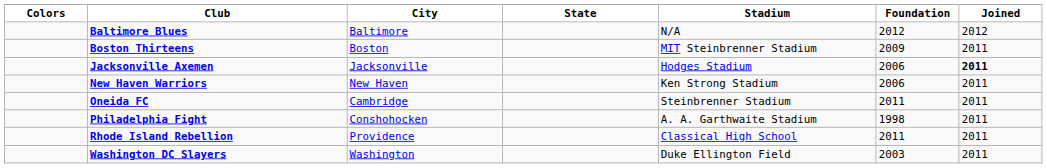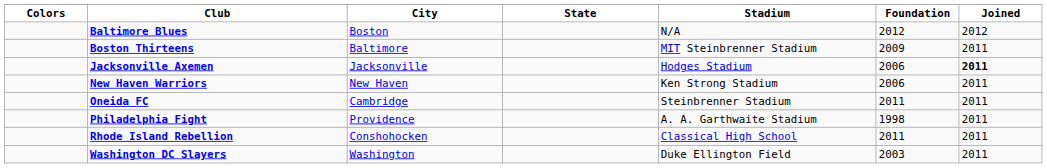(379, 31) Baltimore -> (369, 31) Boston
(369, 48) Boston -> (379, 48) Baltimore
(388, 119) Conshohocken -> (382, 119) Providence
(382, 136) Providence -> (388, 136) Conshohocken
